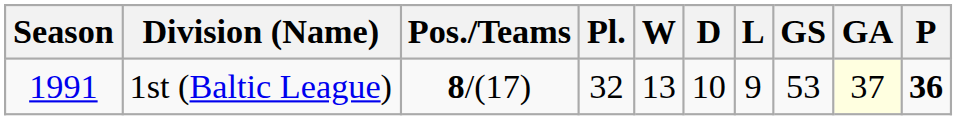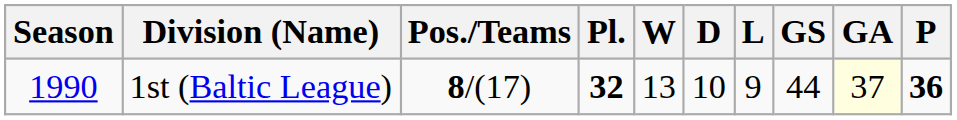(63, 85) 1991 -> (63, 85) 1990
(606, 85) normal -> (606, 85) bold
(803, 85) 53 -> (803, 85) 44
